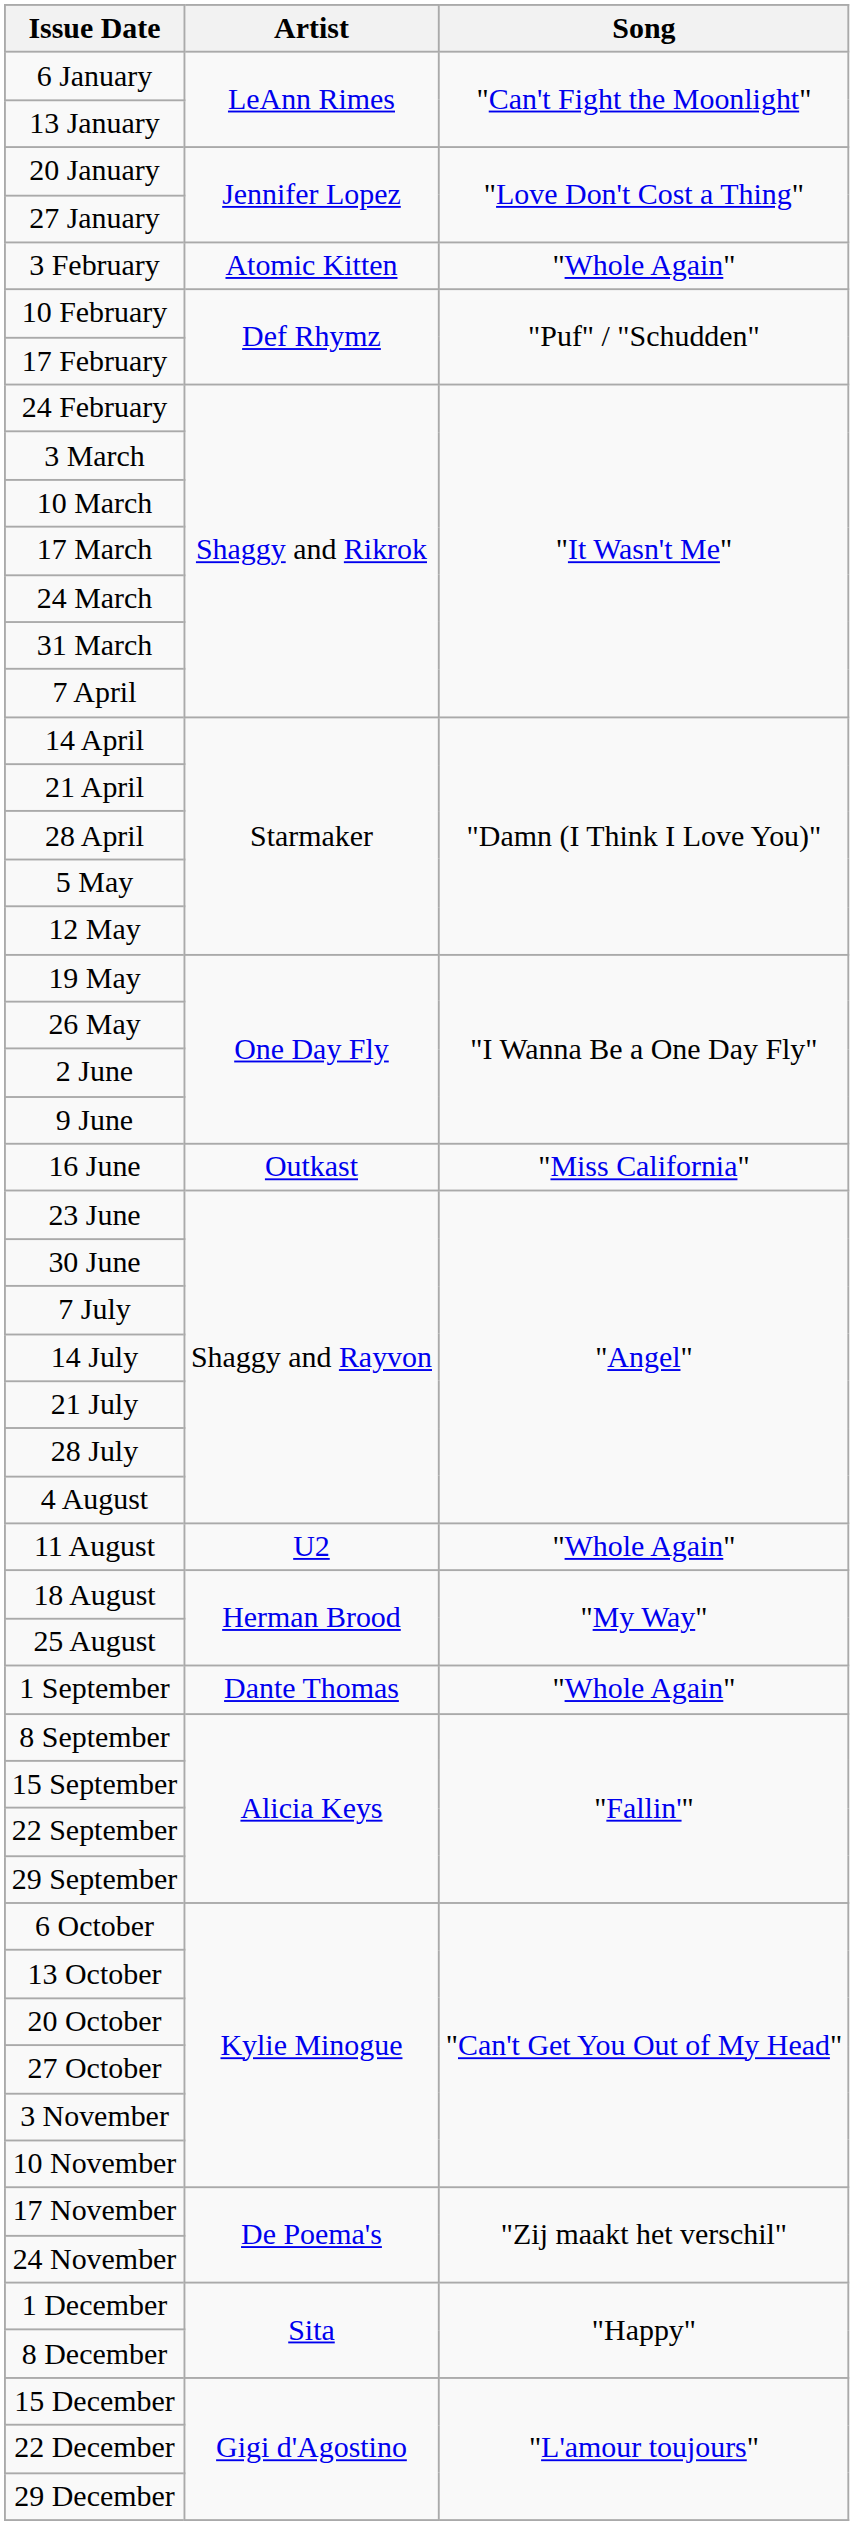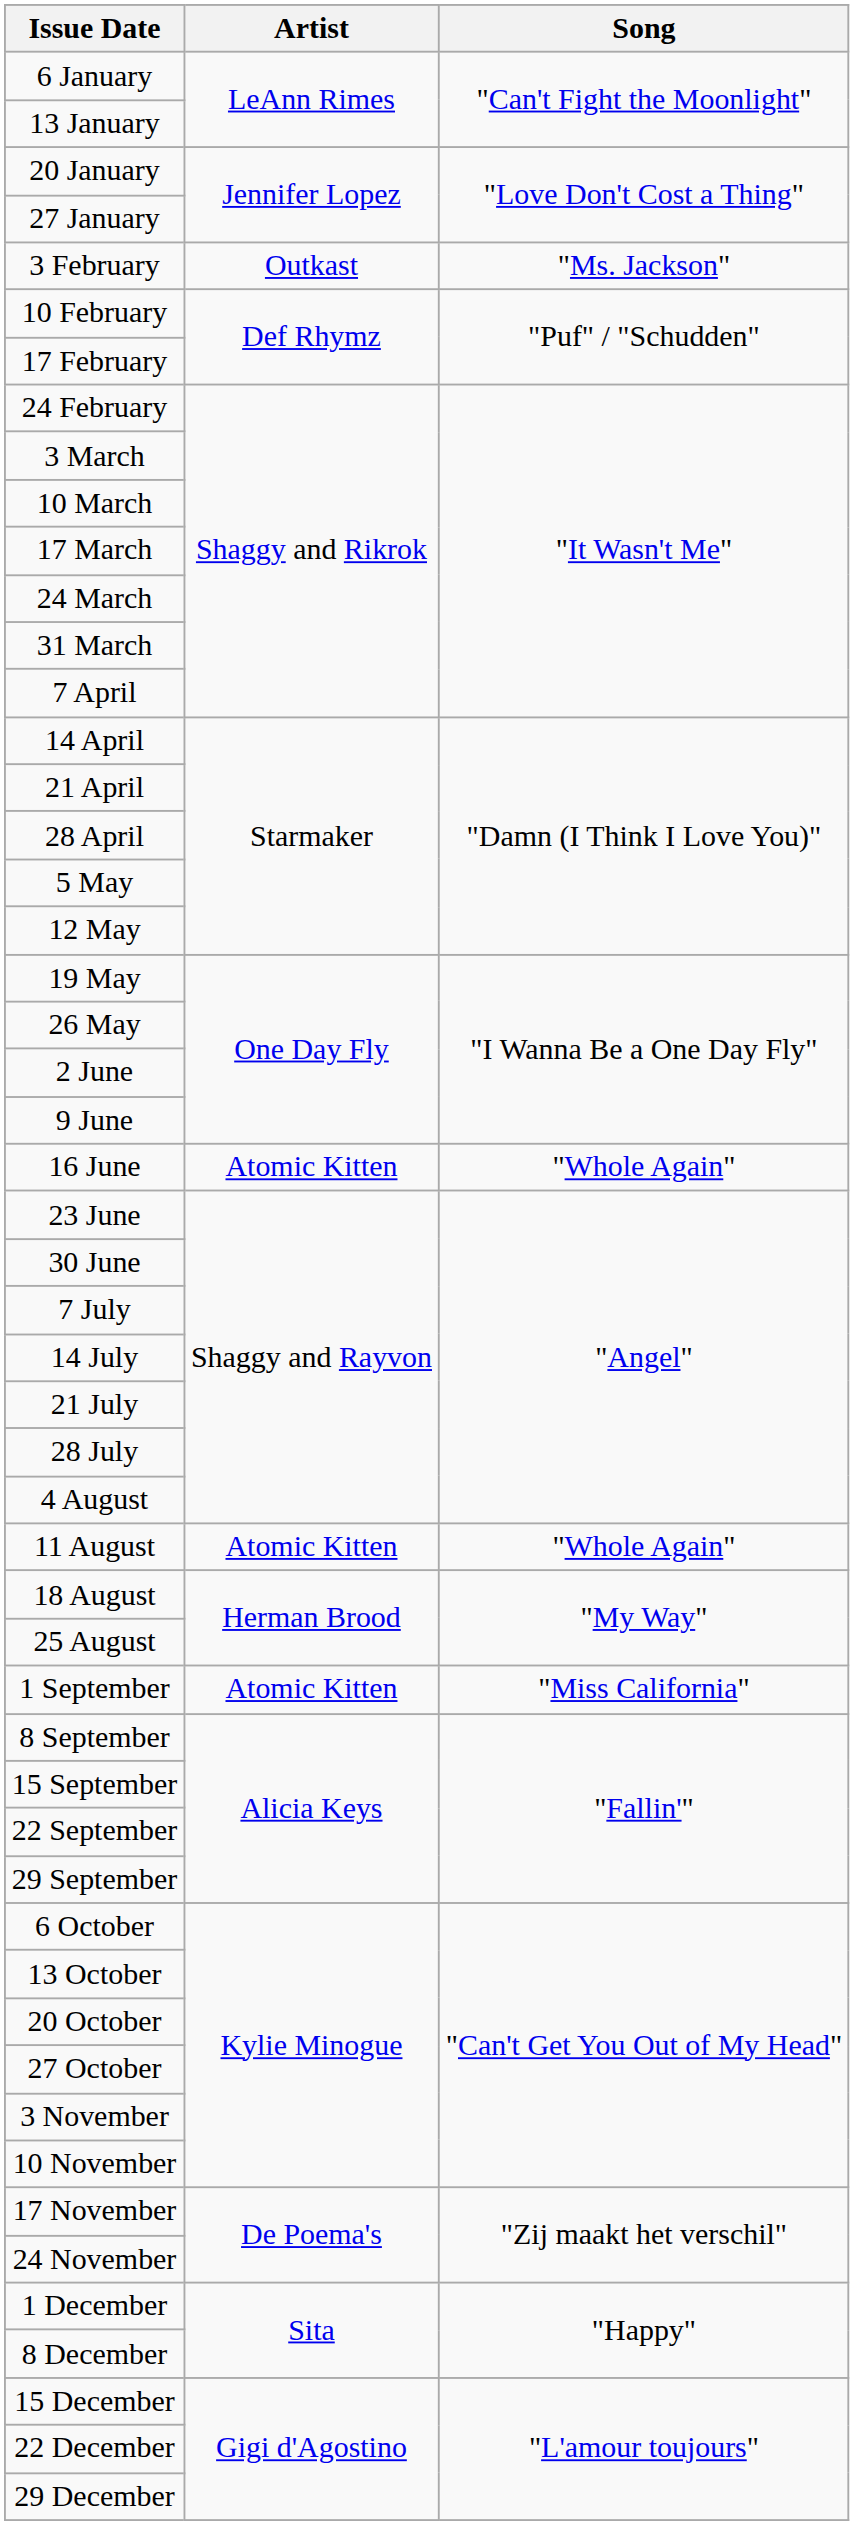(311, 265) Atomic Kitten -> (311, 265) Outkast
(644, 265) "Whole Again" -> (644, 265) "Ms. Jackson"
(311, 1167) Outkast -> (311, 1167) Atomic Kitten
(644, 1167) "Miss California" -> (644, 1167) "Whole Again"
(311, 1546) U2 -> (311, 1546) Atomic Kitten
(311, 1689) Dante Thomas -> (311, 1689) Atomic Kitten
(644, 1689) "Whole Again" -> (644, 1689) "Miss California"
